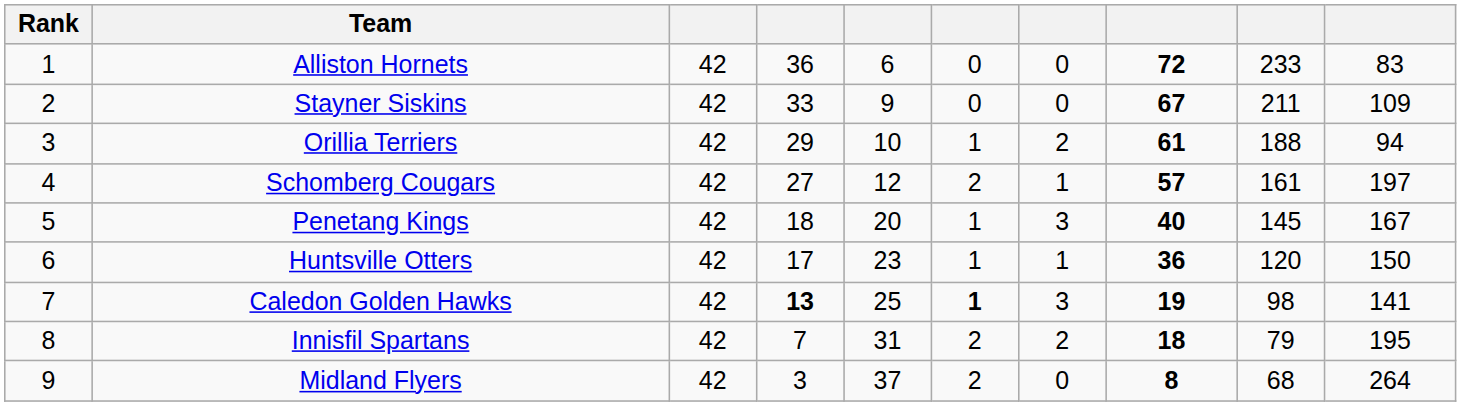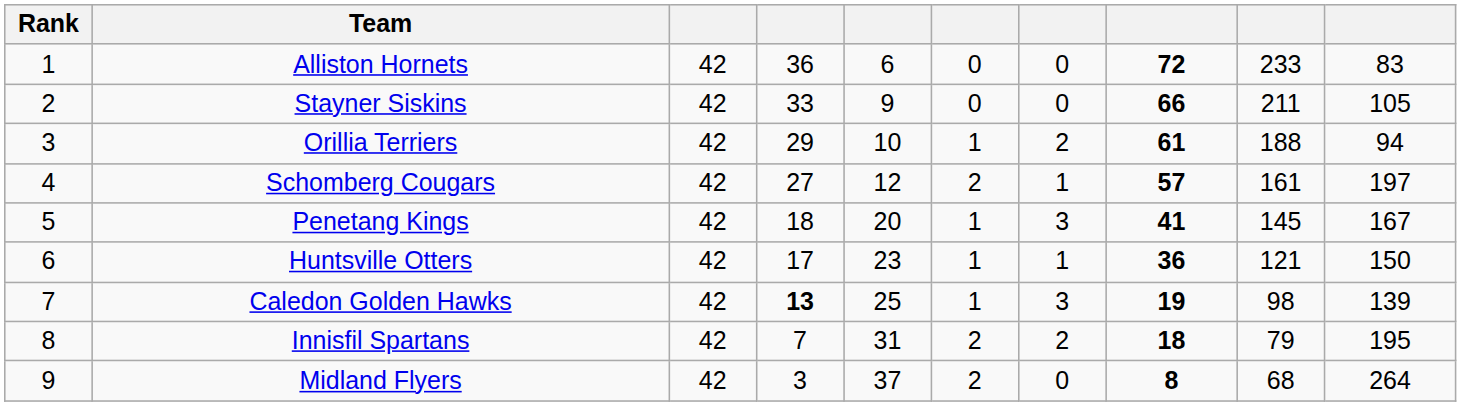(1171, 103) 67 -> (1171, 103) 66
(1390, 103) 109 -> (1390, 103) 105
(1171, 222) 40 -> (1171, 222) 41
(1281, 261) 120 -> (1281, 261) 121
(975, 301) bold -> (975, 301) normal
(1390, 301) 141 -> (1390, 301) 139
